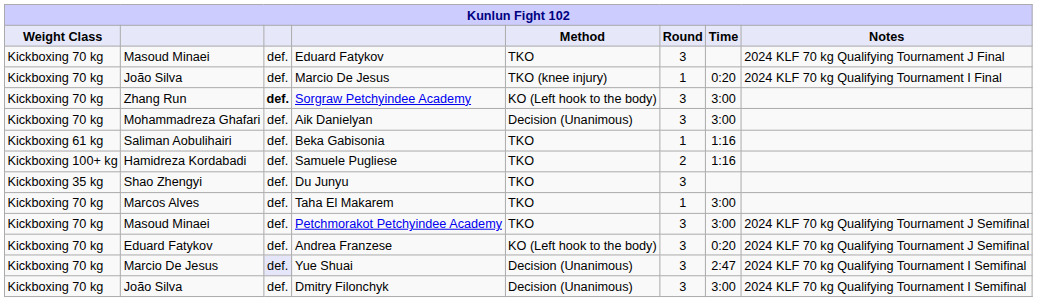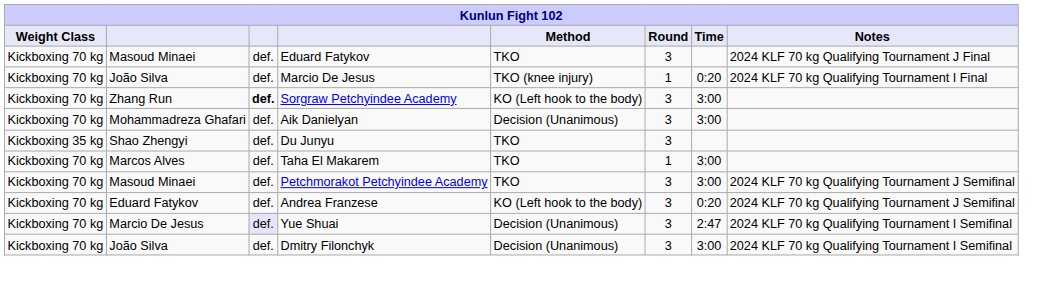- row: (340, 140)
- row: (346, 161)
